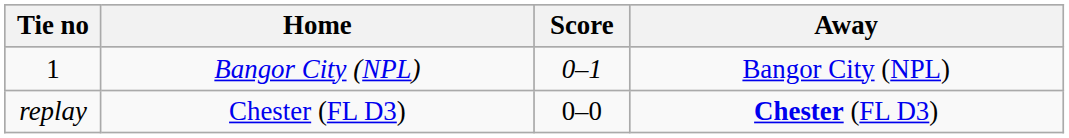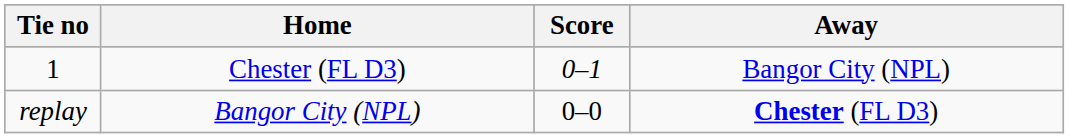(317, 68) Bangor City (NPL) -> (317, 68) Chester (FL D3)
(317, 111) Chester (FL D3) -> (317, 111) Bangor City (NPL)
